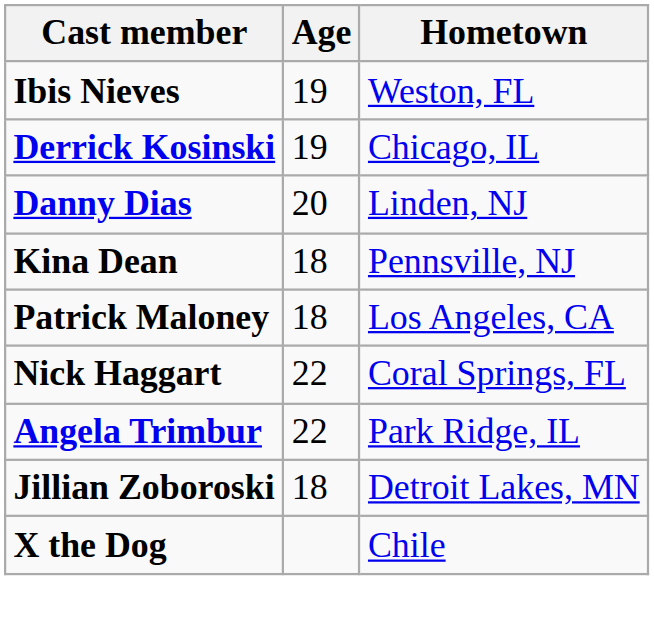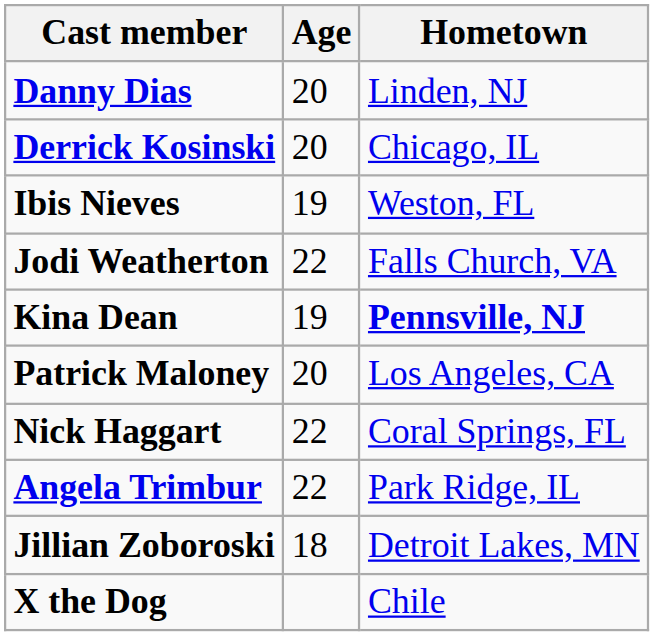rows swapped: (103, 203) <-> (97, 89)
(310, 146) 19 -> (310, 146) 20
+ row: (141, 260)
(310, 260) 18 -> (310, 317) 19
(472, 260) normal -> (476, 317) bold
(310, 317) 18 -> (310, 373) 20
